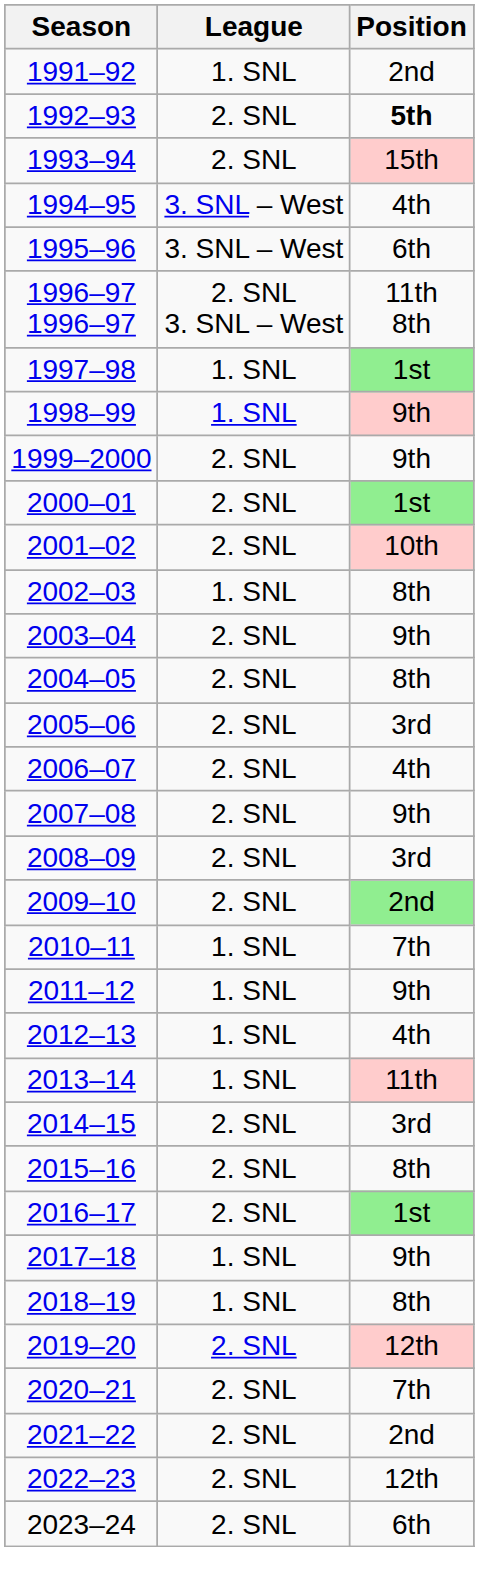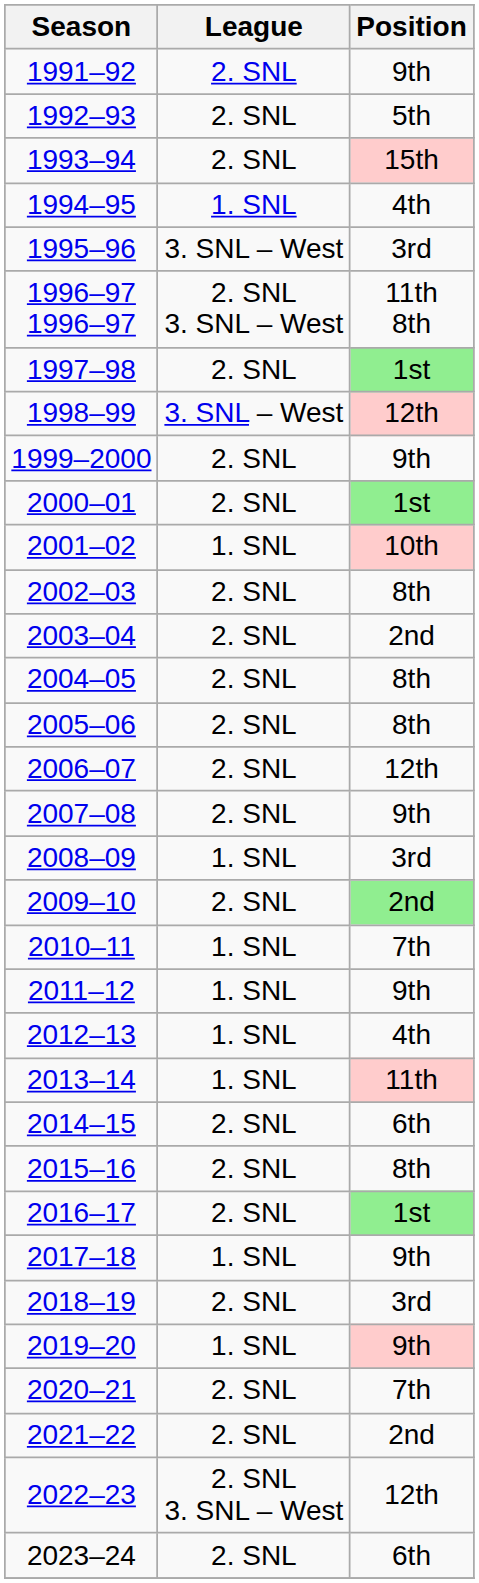(254, 71) 1. SNL -> (254, 71) 2. SNL
(412, 71) 2nd -> (412, 71) 9th
(412, 115) bold -> (412, 115) normal
(254, 204) 3. SNL – West -> (254, 204) 1. SNL
(412, 248) 6th -> (412, 248) 3rd
(254, 369) 1. SNL -> (254, 369) 2. SNL
(254, 413) 1. SNL -> (254, 413) 3. SNL – West
(412, 413) 9th -> (412, 413) 12th
(254, 546) 2. SNL -> (254, 546) 1. SNL
(254, 591) 1. SNL -> (254, 591) 2. SNL
(412, 635) 9th -> (412, 635) 2nd
(412, 724) 3rd -> (412, 724) 8th
(412, 768) 4th -> (412, 768) 12th
(254, 857) 2. SNL -> (254, 857) 1. SNL
(412, 1123) 3rd -> (412, 1123) 6th
(254, 1301) 1. SNL -> (254, 1301) 2. SNL
(412, 1301) 8th -> (412, 1301) 3rd
(254, 1345) 2. SNL -> (254, 1345) 1. SNL
(412, 1345) 12th -> (412, 1345) 9th
(254, 1479) 2. SNL -> (254, 1494) 2. SNL 3. SNL – West
